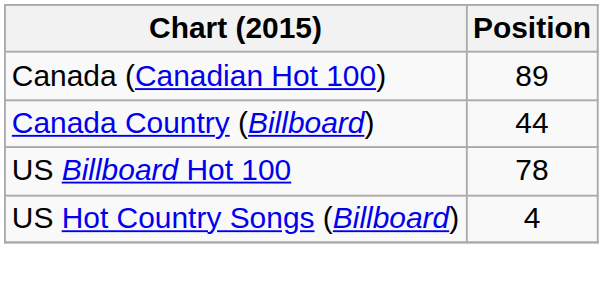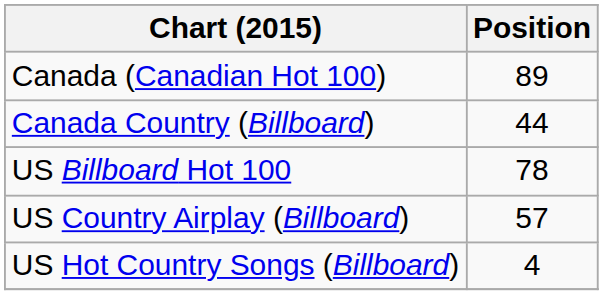+ row: (211, 218)
